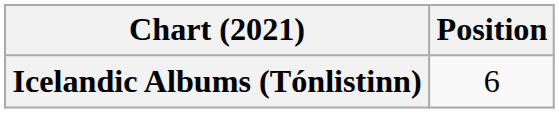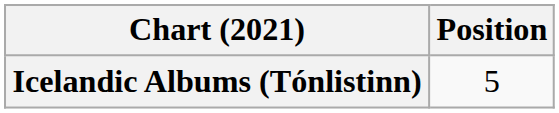(492, 81) 6 -> (492, 81) 5
